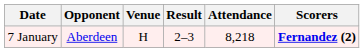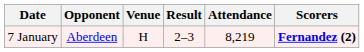(240, 37) 8,218 -> (240, 37) 8,219
